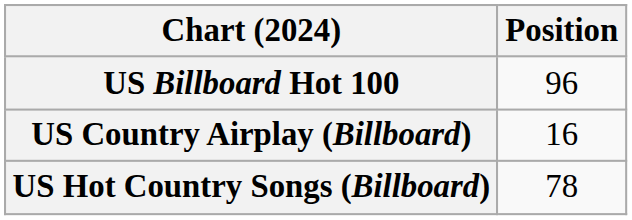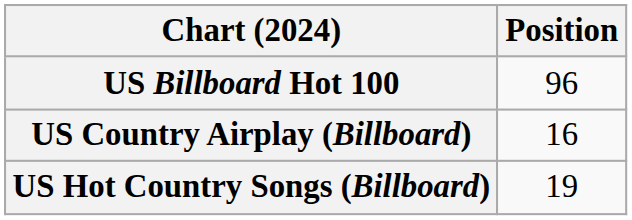(562, 186) 78 -> (562, 186) 19
